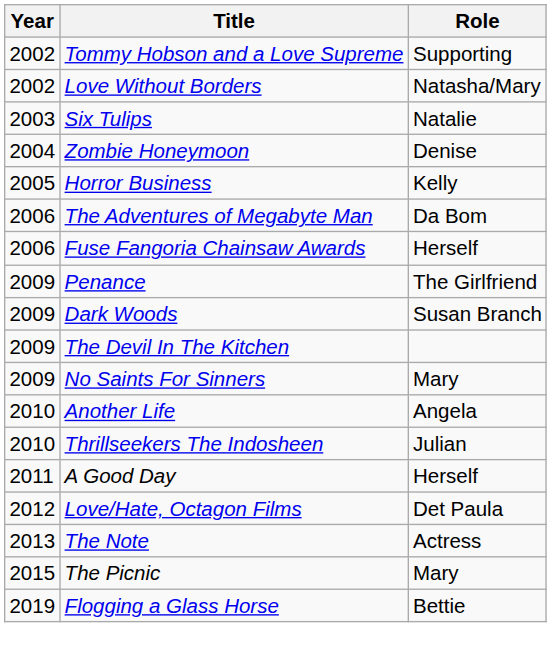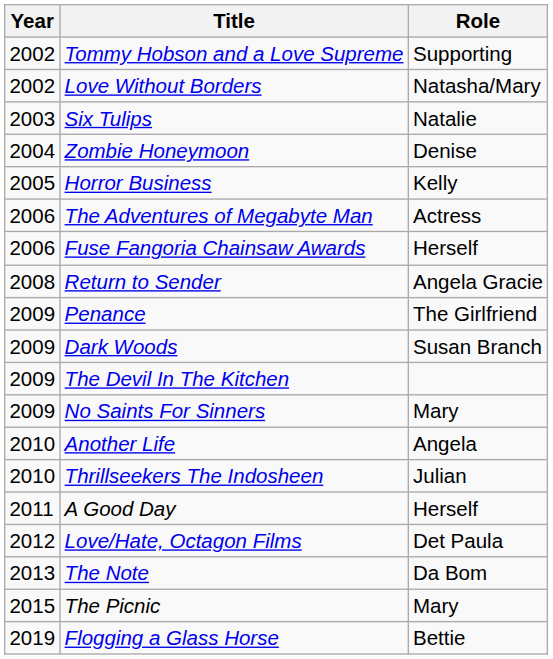(450, 216) Da Bom -> (447, 216) Actress
+ row: (143, 281)
(447, 541) Actress -> (450, 573) Da Bom
